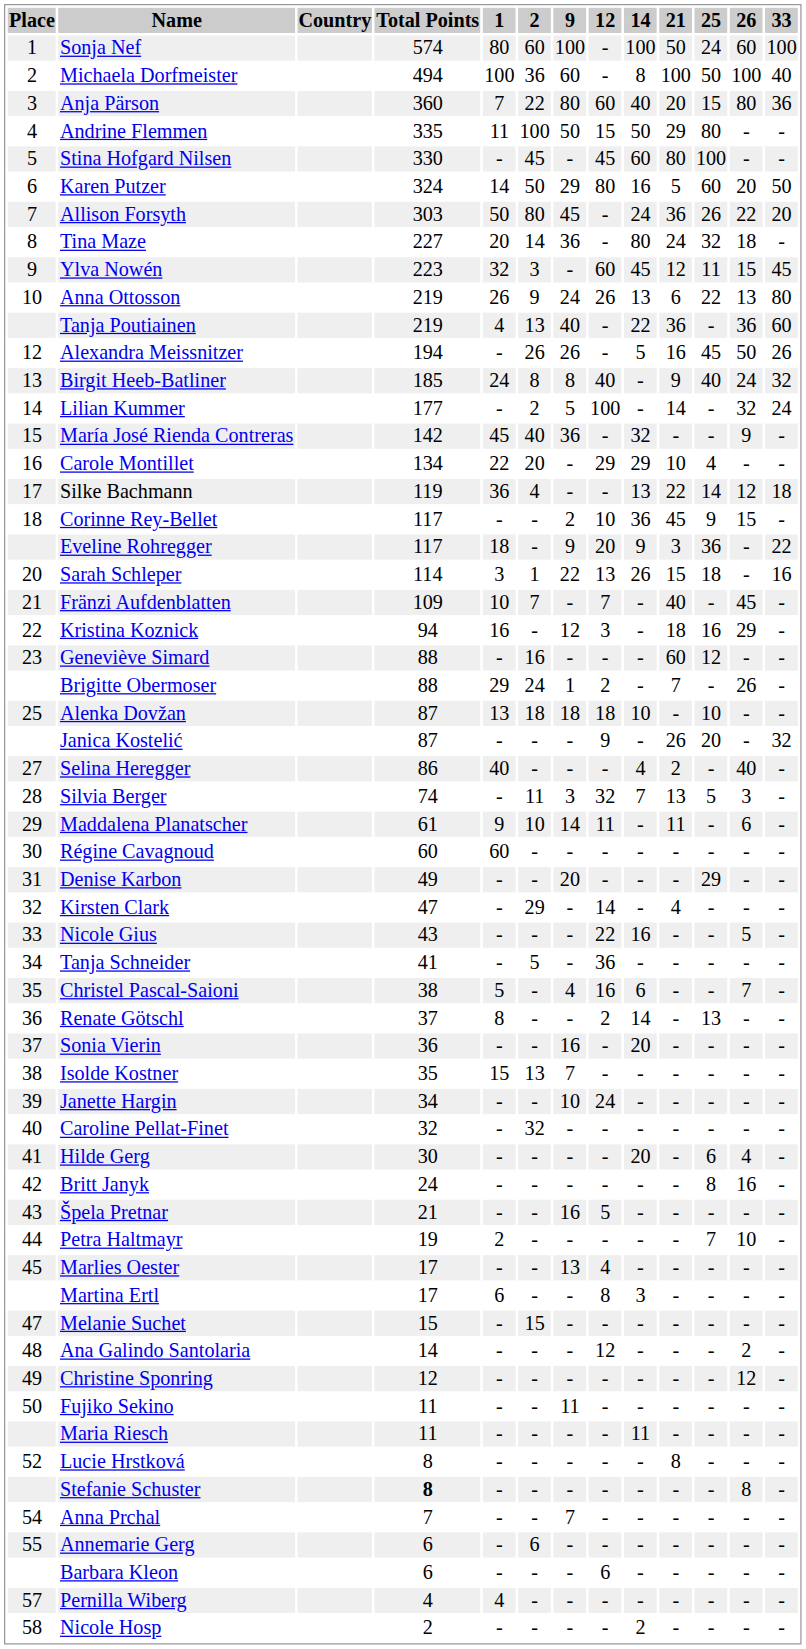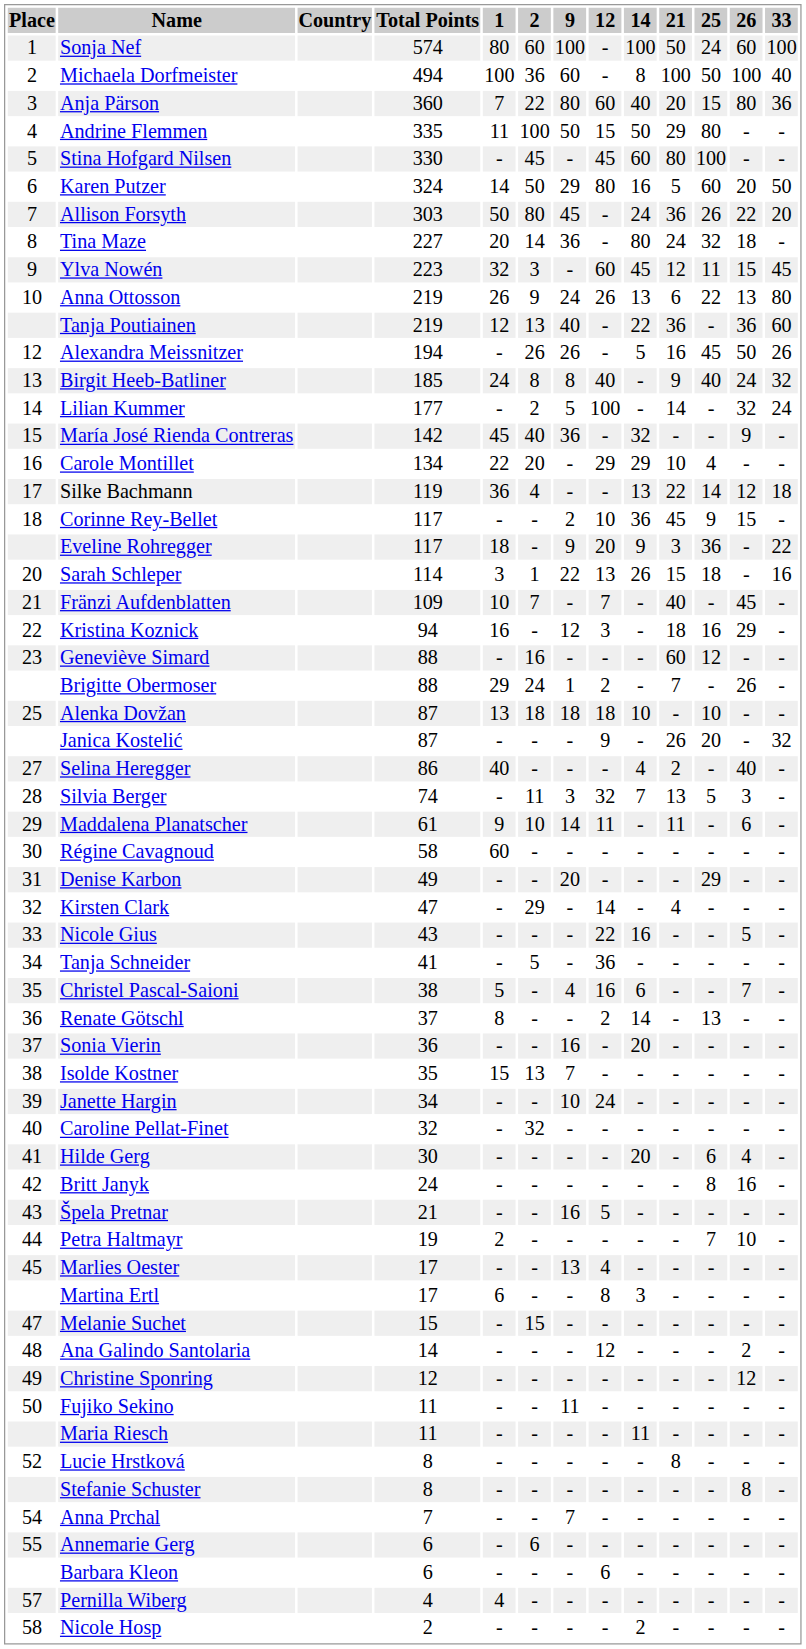(499, 325) 4 -> (499, 325) 12
(428, 851) 60 -> (428, 851) 58
(428, 1489) bold -> (428, 1489) normal
